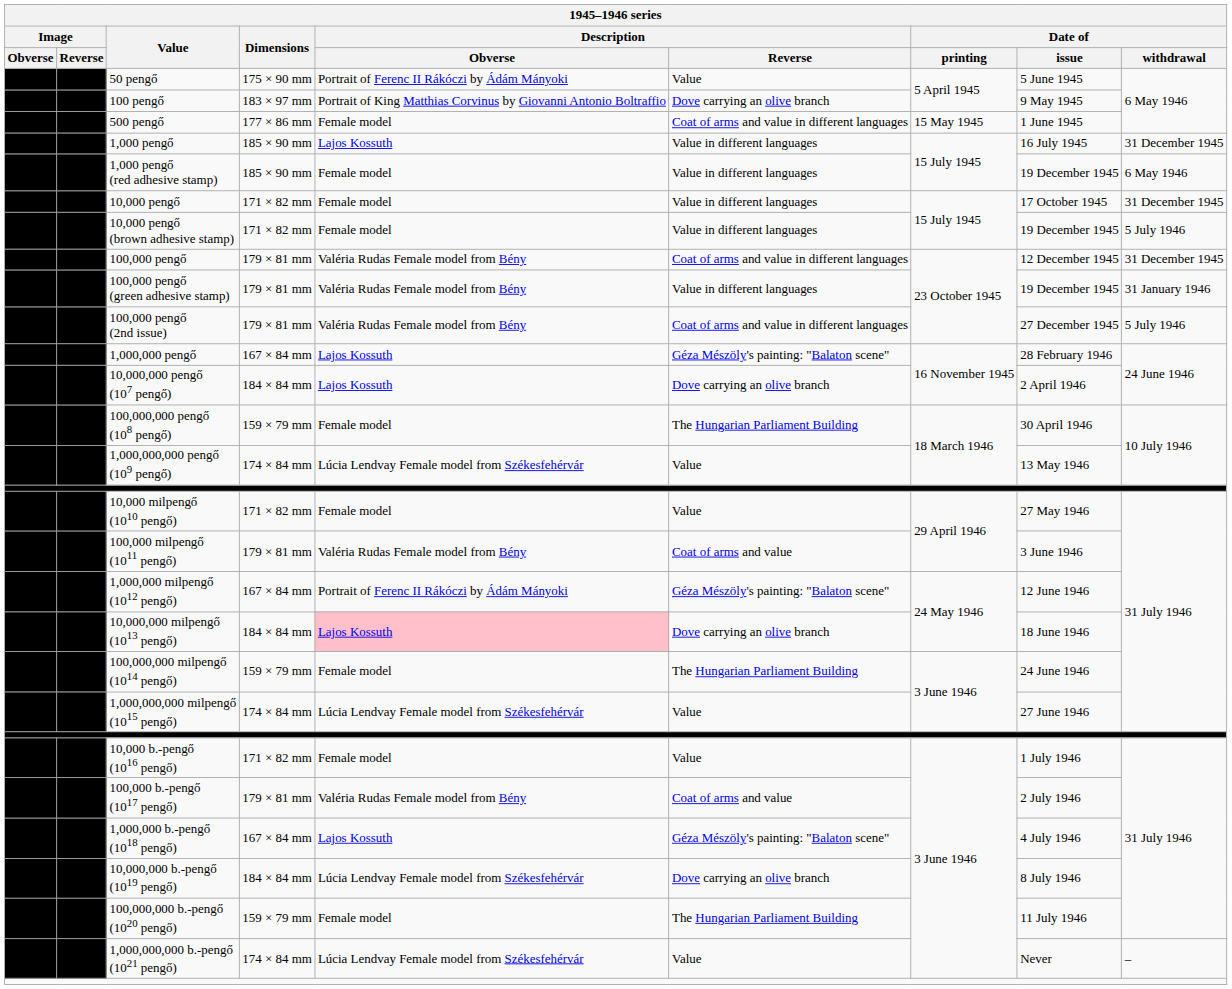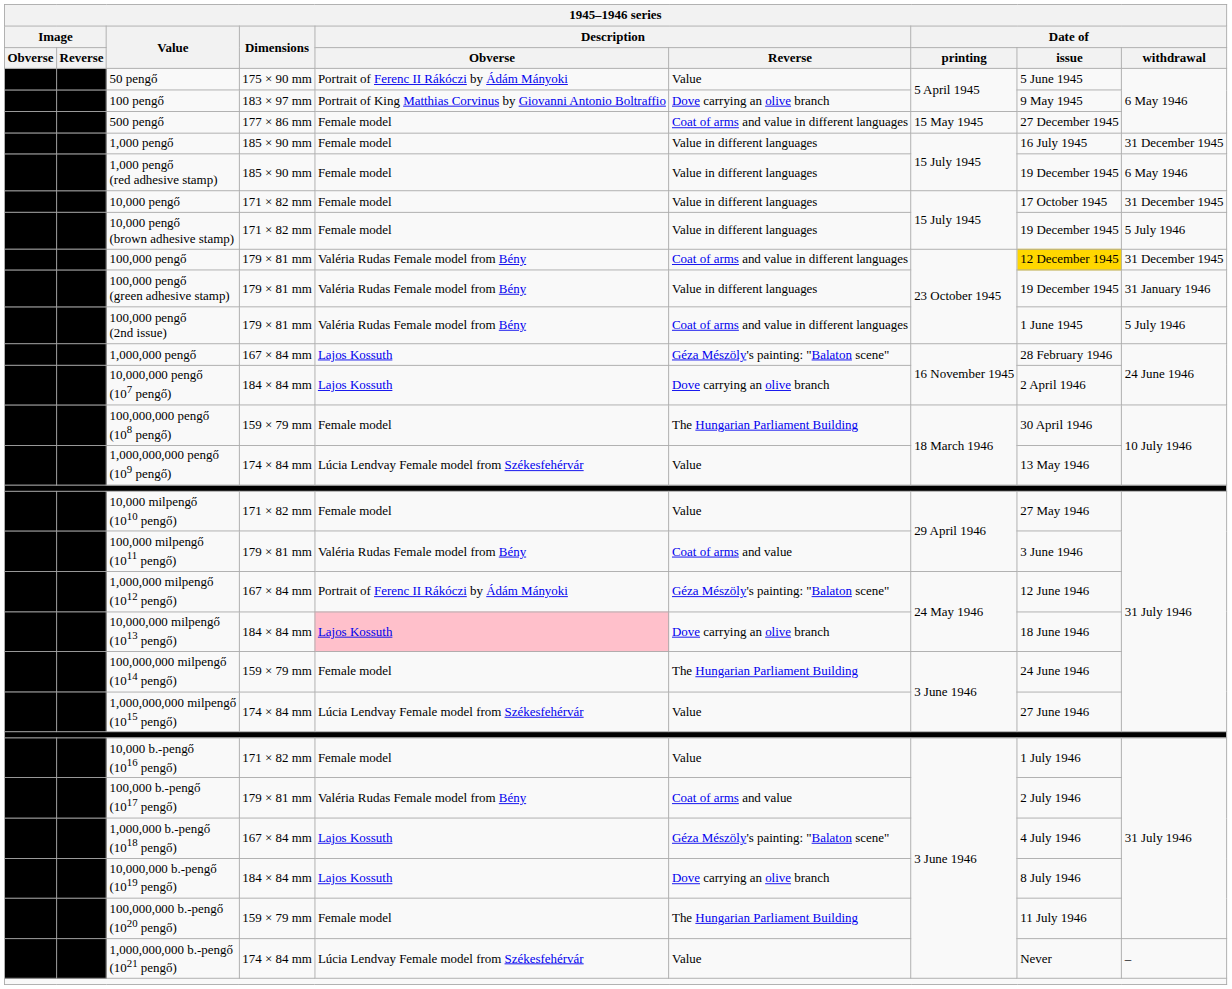(1052, 122) 1 June 1945 -> (1069, 122) 27 December 1945
(355, 143) Lajos Kossuth -> (355, 143) Female model
(1069, 259) no background -> (1069, 259) gold background
(1069, 325) 27 December 1945 -> (1052, 325) 1 June 1945
(451, 878) Lúcia Lendvay Female model from Székesfehérvár -> (355, 878) Lajos Kossuth
